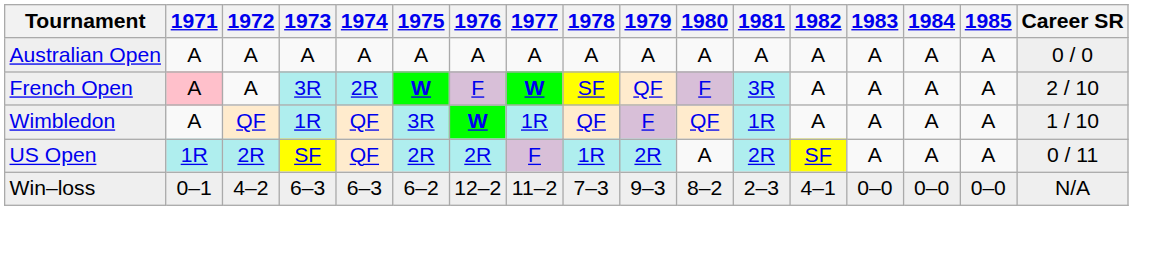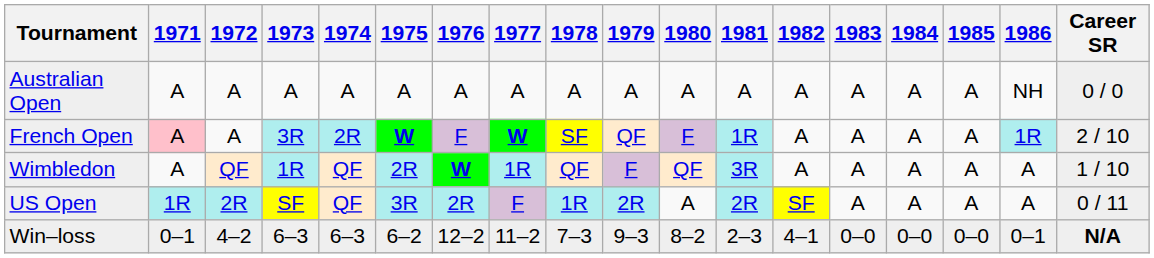+ column: (1028, 33)
(761, 88) 3R -> (744, 135) 1R
(421, 121) 3R -> (404, 169) 2R
(761, 121) 1R -> (744, 169) 3R
(421, 155) 2R -> (404, 202) 3R
(1073, 188) normal -> (1103, 236) bold
